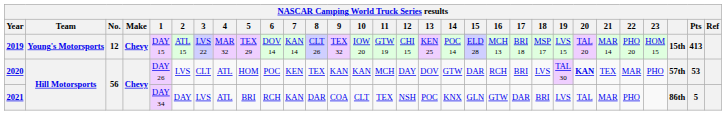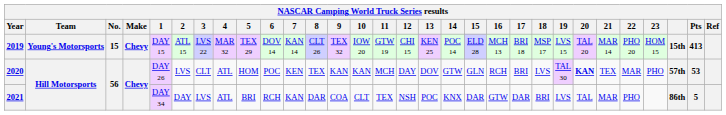(114, 46) 12 -> (114, 46) 15
(475, 72) DAR -> (475, 72) GLN
(475, 97) GLN -> (475, 97) DAR
